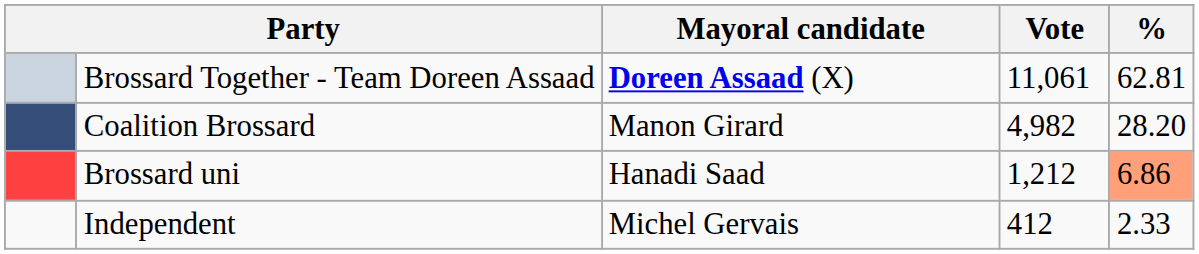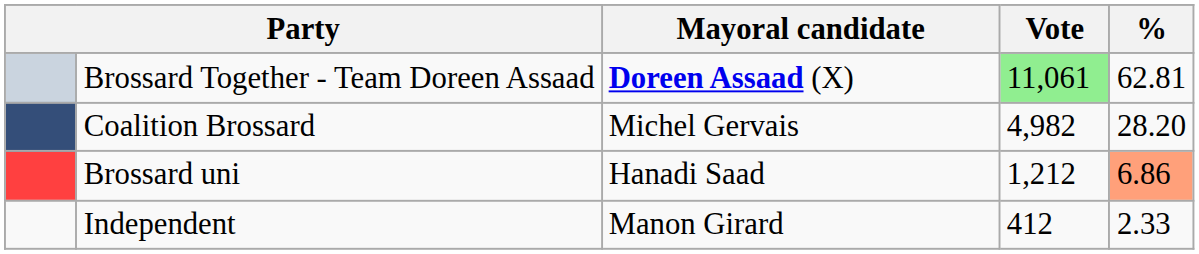(1048, 77) no background -> (1048, 77) lightgreen background
(696, 126) Manon Girard -> (704, 126) Michel Gervais
(704, 223) Michel Gervais -> (696, 223) Manon Girard
